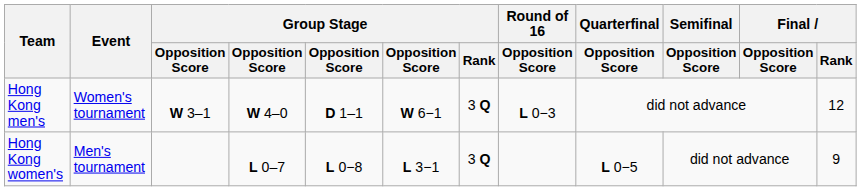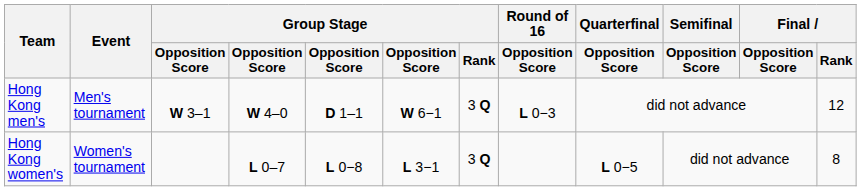(109, 105) Women's tournament -> (109, 105) Men's tournament
(109, 159) Men's tournament -> (109, 159) Women's tournament
(836, 159) 9 -> (836, 159) 8
